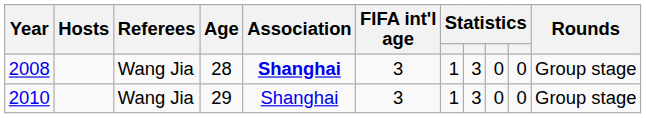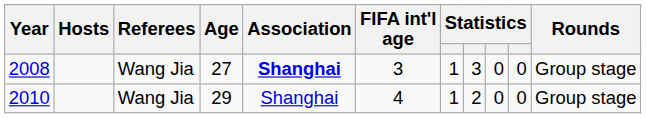(221, 68) 28 -> (221, 68) 27
(398, 98) 3 -> (398, 98) 4
(476, 98) 3 -> (476, 98) 2
